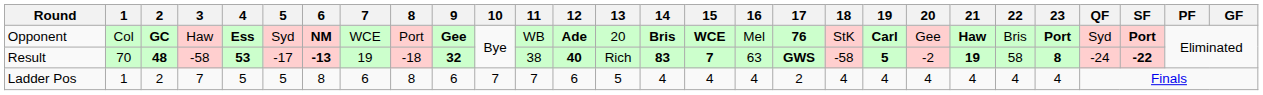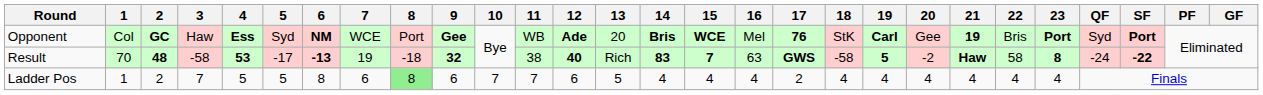(972, 36) Haw -> (972, 36) 19
(972, 57) 19 -> (972, 57) Haw
(411, 78) no background -> (411, 78) lightgreen background
